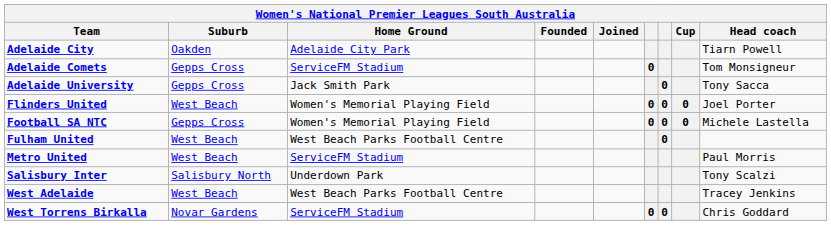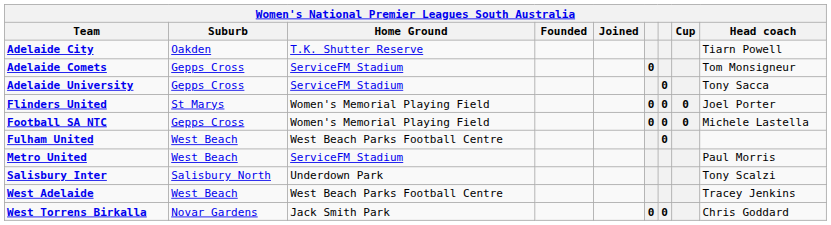(350, 49) Adelaide City Park -> (357, 49) T.K. Shutter Reserve
(340, 85) Jack Smith Park -> (347, 85) ServiceFM Stadium
(204, 103) West Beach -> (198, 103) St Marys
(347, 212) ServiceFM Stadium -> (340, 212) Jack Smith Park
